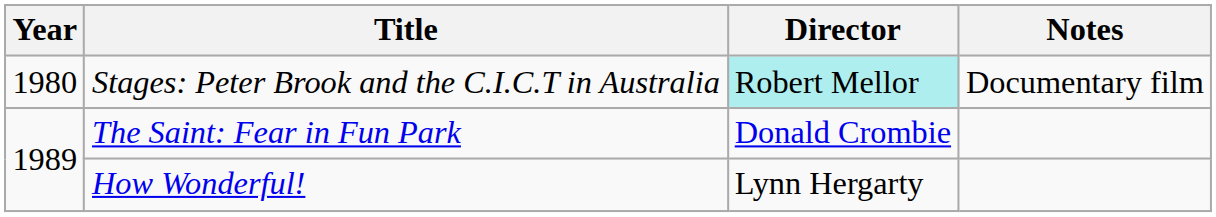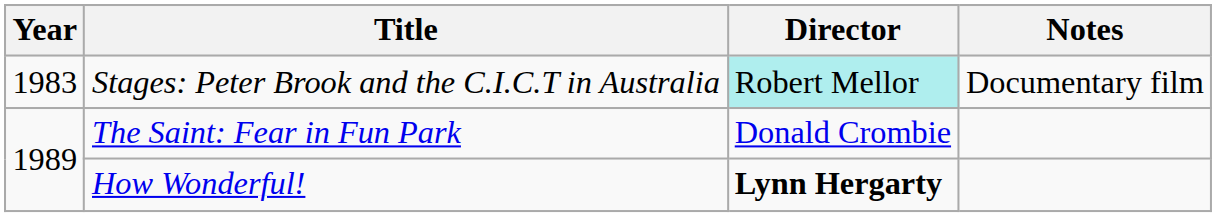(45, 81) 1980 -> (45, 81) 1983
(829, 183) normal -> (838, 183) bold
